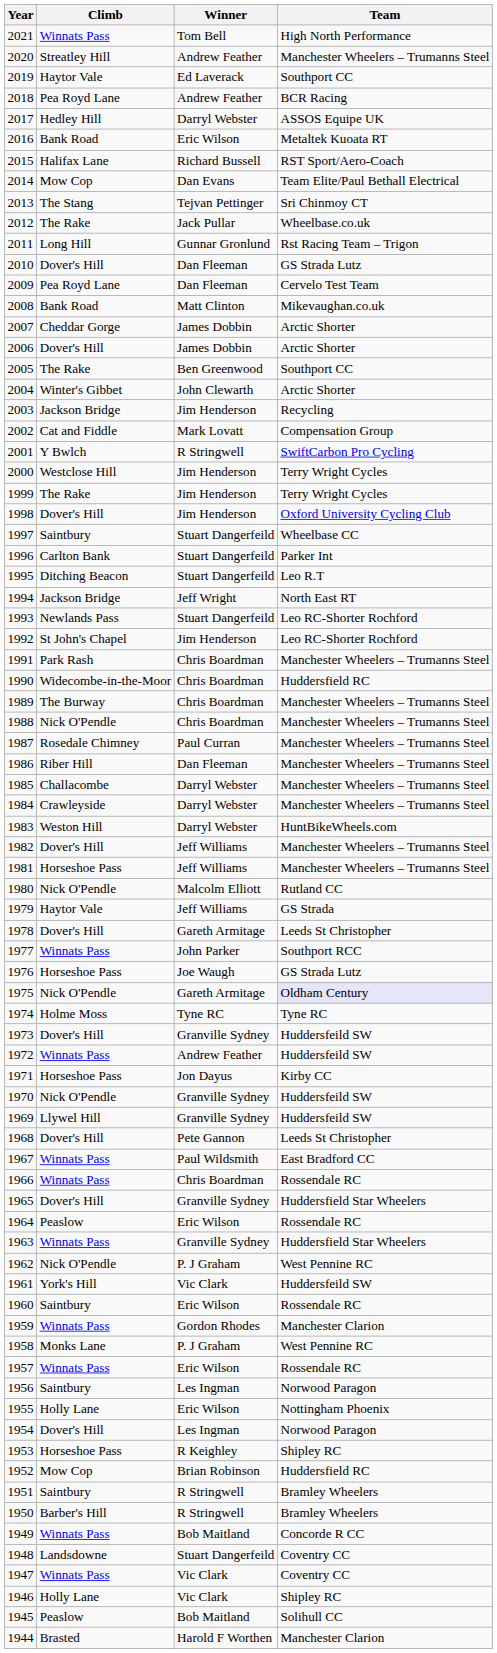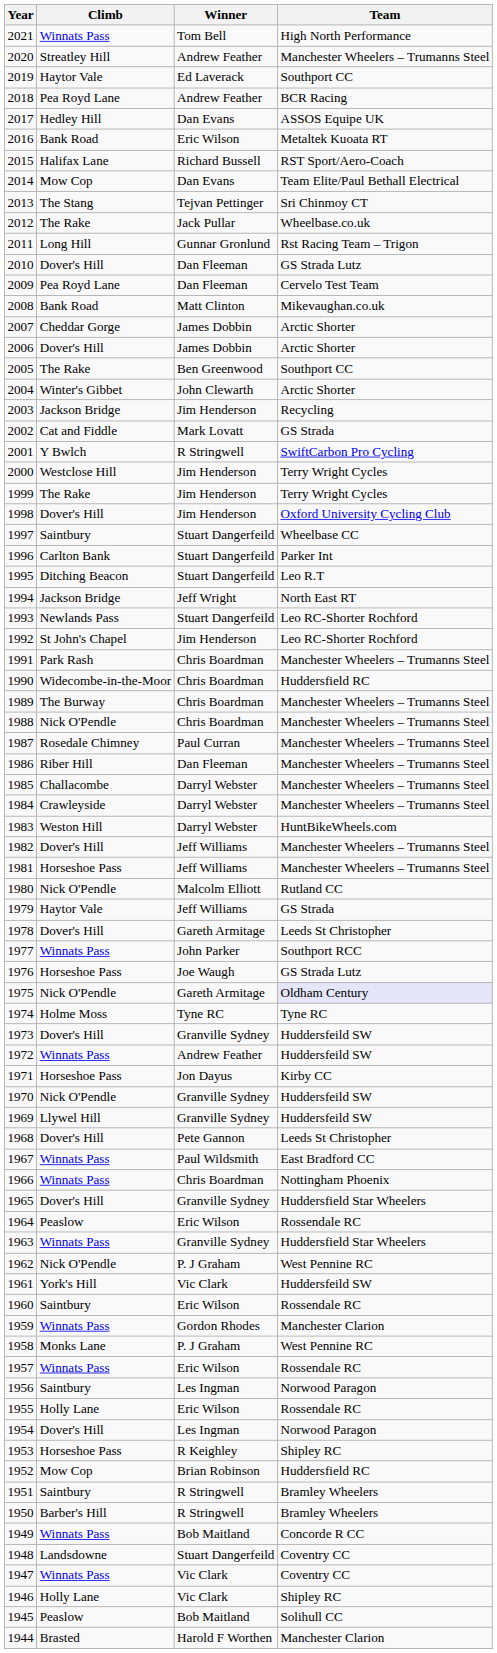(217, 118) Darryl Webster -> (206, 118) Dan Evans
(337, 431) Compensation Group -> (307, 431) GS Strada
(321, 1180) Rossendale RC -> (335, 1180) Nottingham Phoenix
(335, 1409) Nottingham Phoenix -> (321, 1409) Rossendale RC
